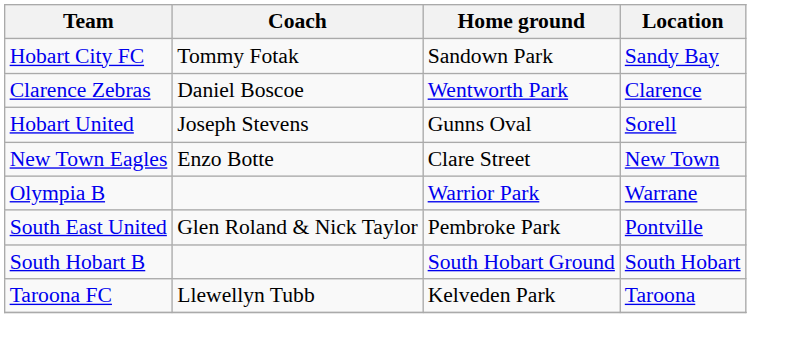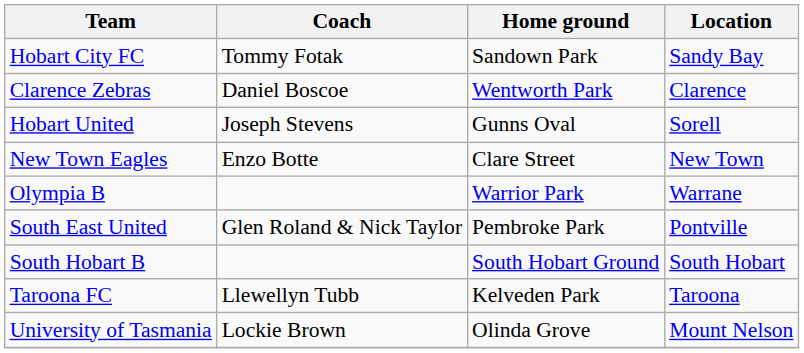+ row: (111, 329)
